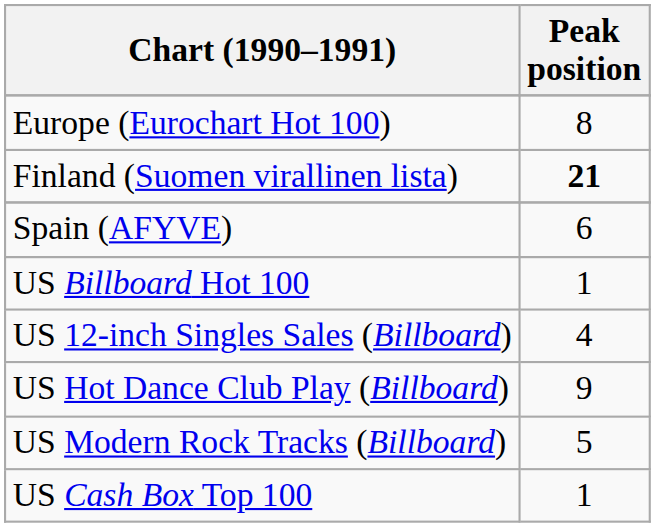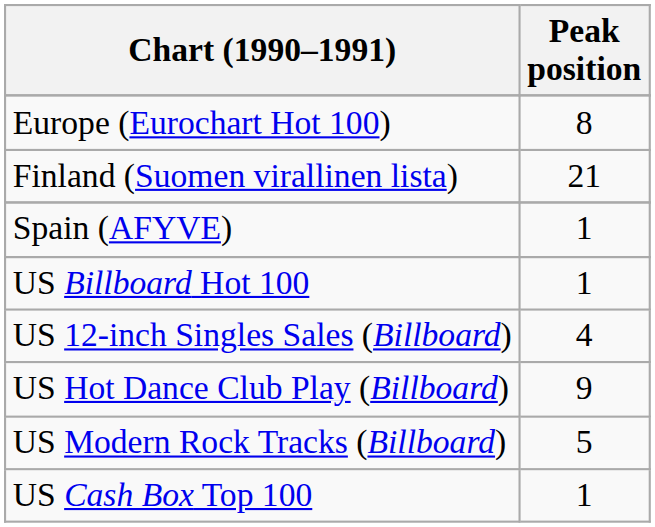(584, 175) bold -> (584, 175) normal
(584, 228) 6 -> (584, 228) 1
